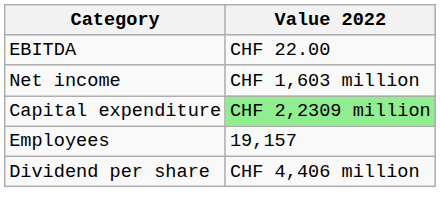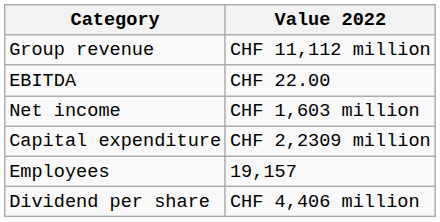+ row: (82, 50)
(330, 111) lightgreen background -> (330, 141) no background
